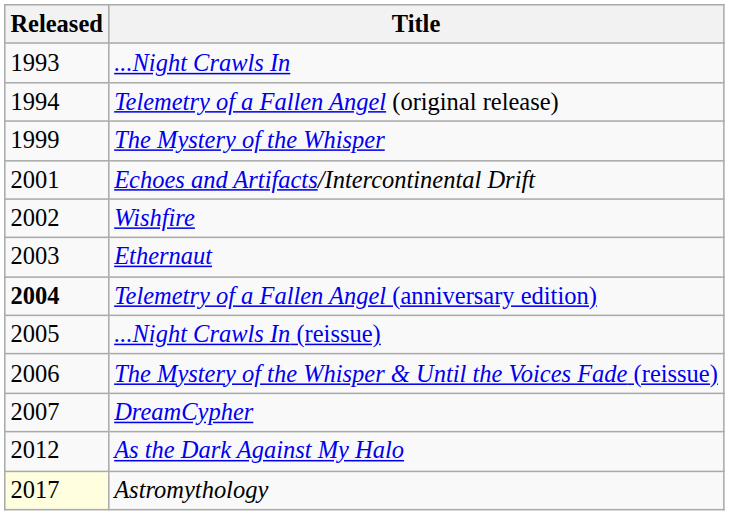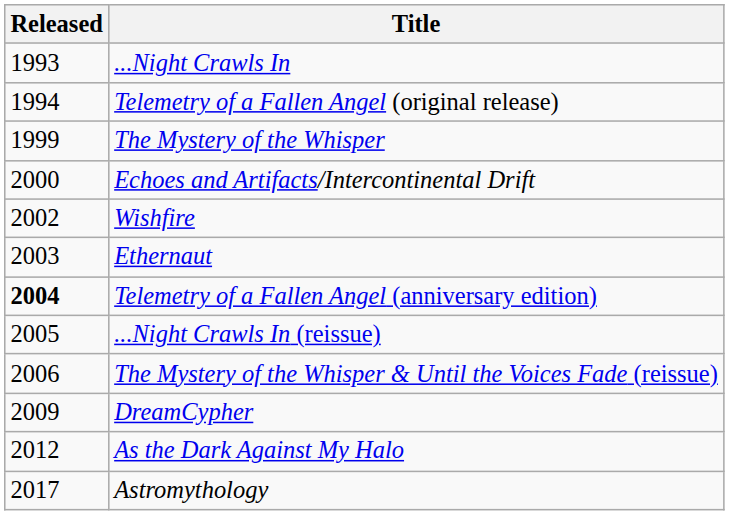(35, 179) 2001 -> (35, 179) 2000
(35, 412) 2007 -> (35, 412) 2009
(35, 489) lightyellow background -> (35, 489) no background
